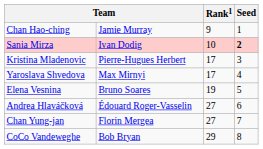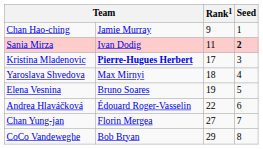(211, 45) 10 -> (211, 45) 11
(142, 60) normal -> (145, 60) bold
(211, 75) 17 -> (211, 75) 18
(211, 106) 27 -> (211, 106) 22
